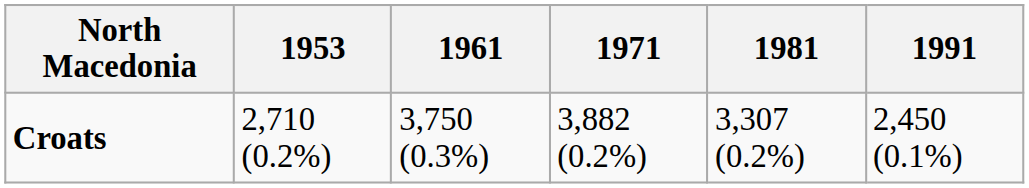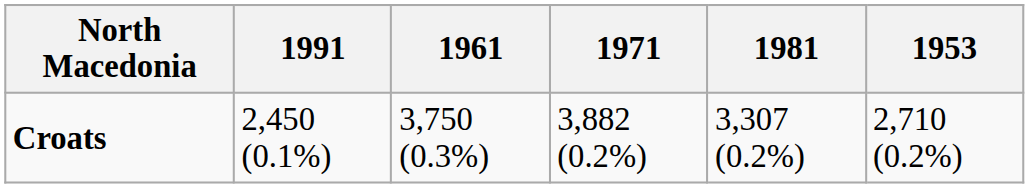columns swapped: (313, 48) <-> (944, 48)
